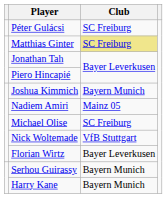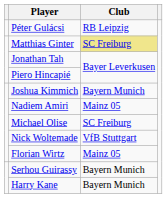(107, 28) SC Freiburg -> (106, 28) RB Leipzig
(119, 153) Bayer Leverkusen -> (102, 153) Mainz 05
